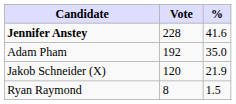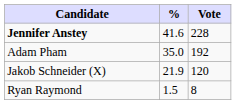columns swapped: (181, 14) <-> (217, 14)
